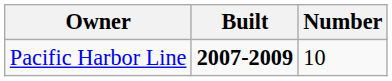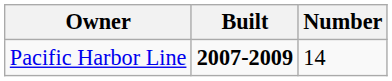(314, 57) 10 -> (314, 57) 14
